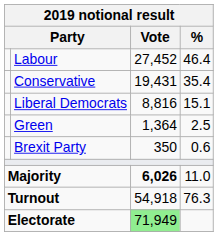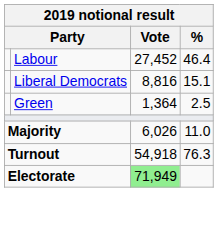- row: (55, 81)
- row: (50, 147)
(160, 176) bold -> (160, 132) normal
